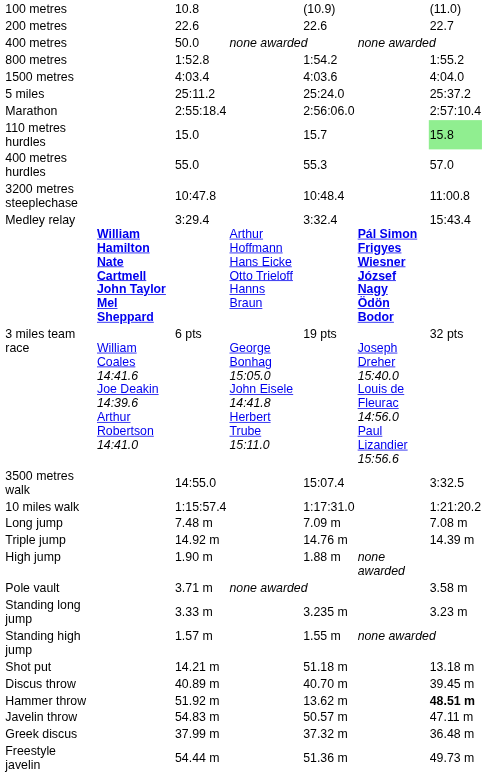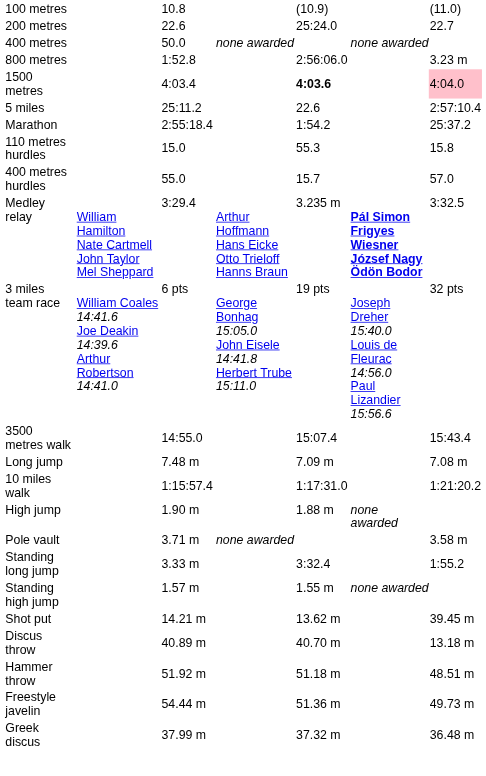(315, 26) 22.6 -> (317, 26) 25:24.0
(320, 60) 1:54.2 -> (322, 60) 2:56:06.0
(447, 60) 1:55.2 -> (449, 60) 3.23 m
(320, 77) normal -> (314, 84) bold
(447, 77) no background -> (447, 84) pink background
(324, 94) 25:24.0 -> (308, 107) 22.6
(450, 94) 25:37.2 -> (455, 107) 2:57:10.4
(329, 110) 2:56:06.0 -> (313, 124) 1:54.2
(455, 110) 2:57:10.4 -> (450, 124) 25:37.2
(315, 134) 15.7 -> (308, 148) 55.3
(442, 134) lightgreen background -> (442, 148) no background
(315, 165) 55.3 -> (308, 179) 15.7
- row: (42, 196)
(131, 275) bold -> (115, 244) normal
(320, 220) 3:32.4 -> (318, 203) 3.235 m
(450, 220) 15:43.4 -> (447, 203) 3:32.5
(447, 482) 3:32.5 -> (450, 438) 15:43.4
rows swapped: (42, 506) <-> (34, 523)
- row: (36, 540)
(325, 612) 3.235 m -> (313, 564) 3:32.4
(449, 612) 3.23 m -> (447, 564) 1:55.2
(325, 666) 51.18 m -> (318, 619) 13.62 m
(452, 666) 13.18 m -> (452, 619) 39.45 m
(452, 683) 39.45 m -> (452, 643) 13.18 m
(325, 700) 13.62 m -> (318, 673) 51.18 m
(452, 700) bold -> (452, 673) normal
- row: (41, 717)
rows swapped: (41, 734) <-> (31, 758)
